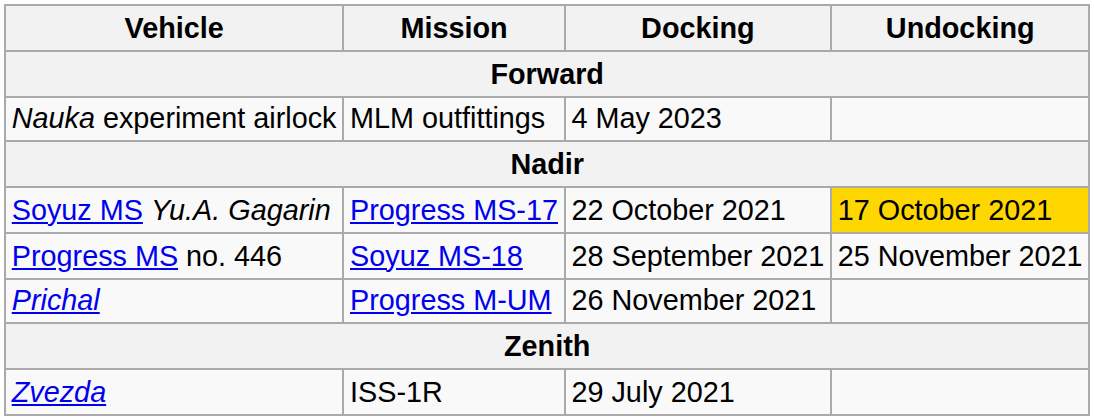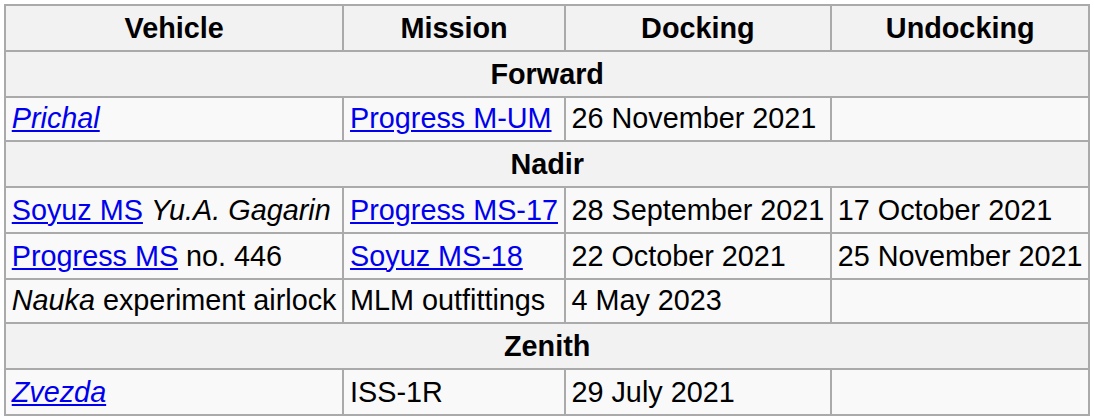rows swapped: (174, 119) <-> (56, 301)
(679, 210) 22 October 2021 -> (698, 210) 28 September 2021
(945, 210) gold background -> (945, 210) no background
(698, 256) 28 September 2021 -> (679, 256) 22 October 2021
